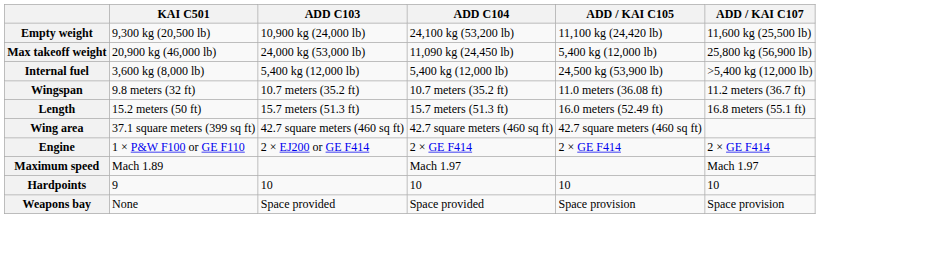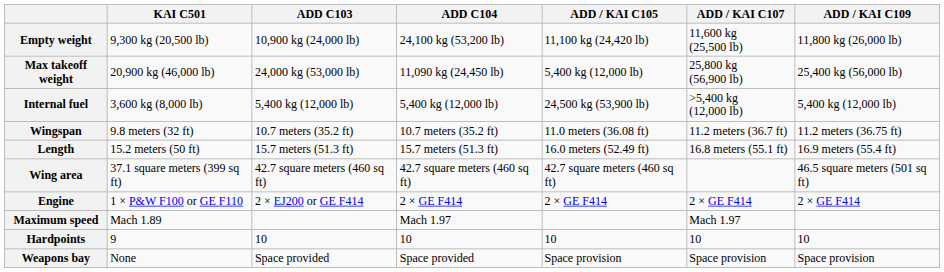+ column: (867, 14)
